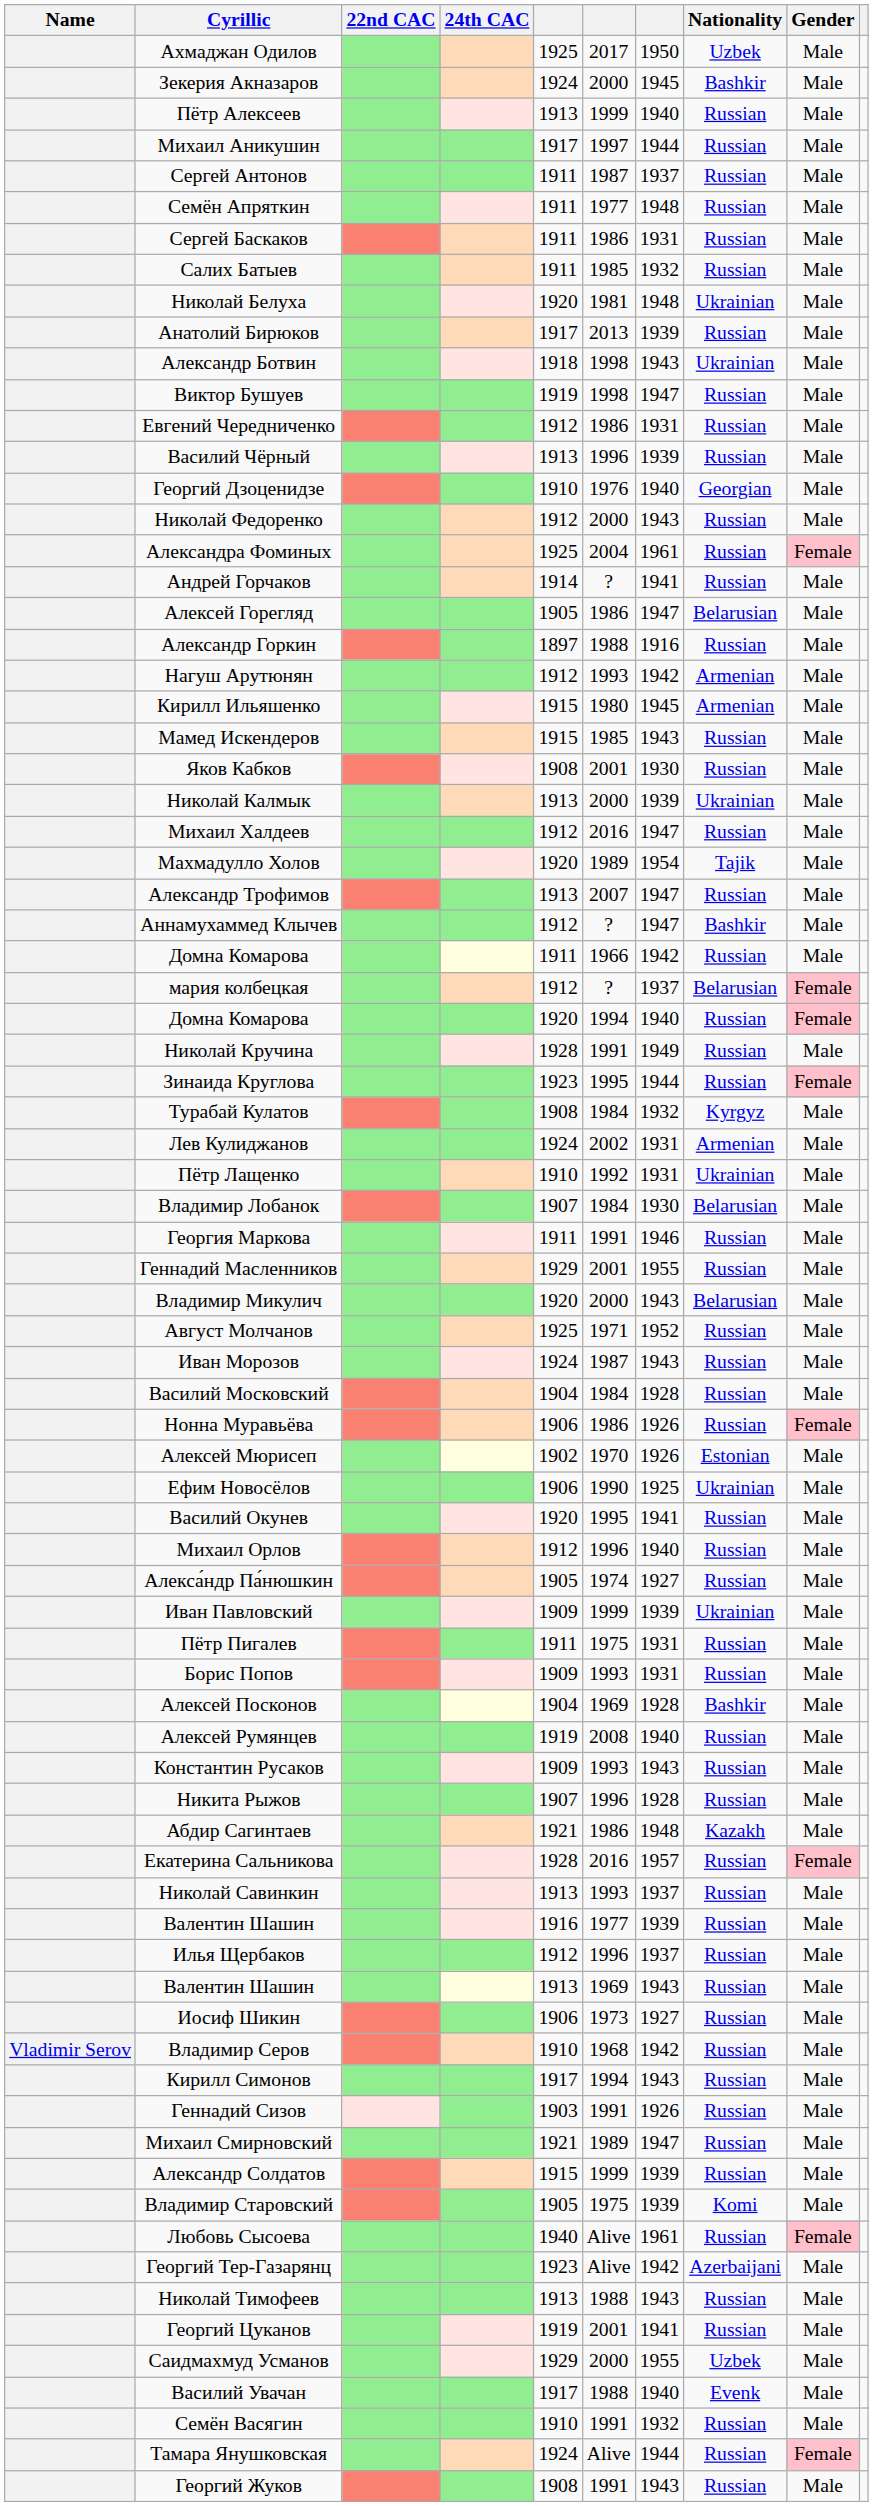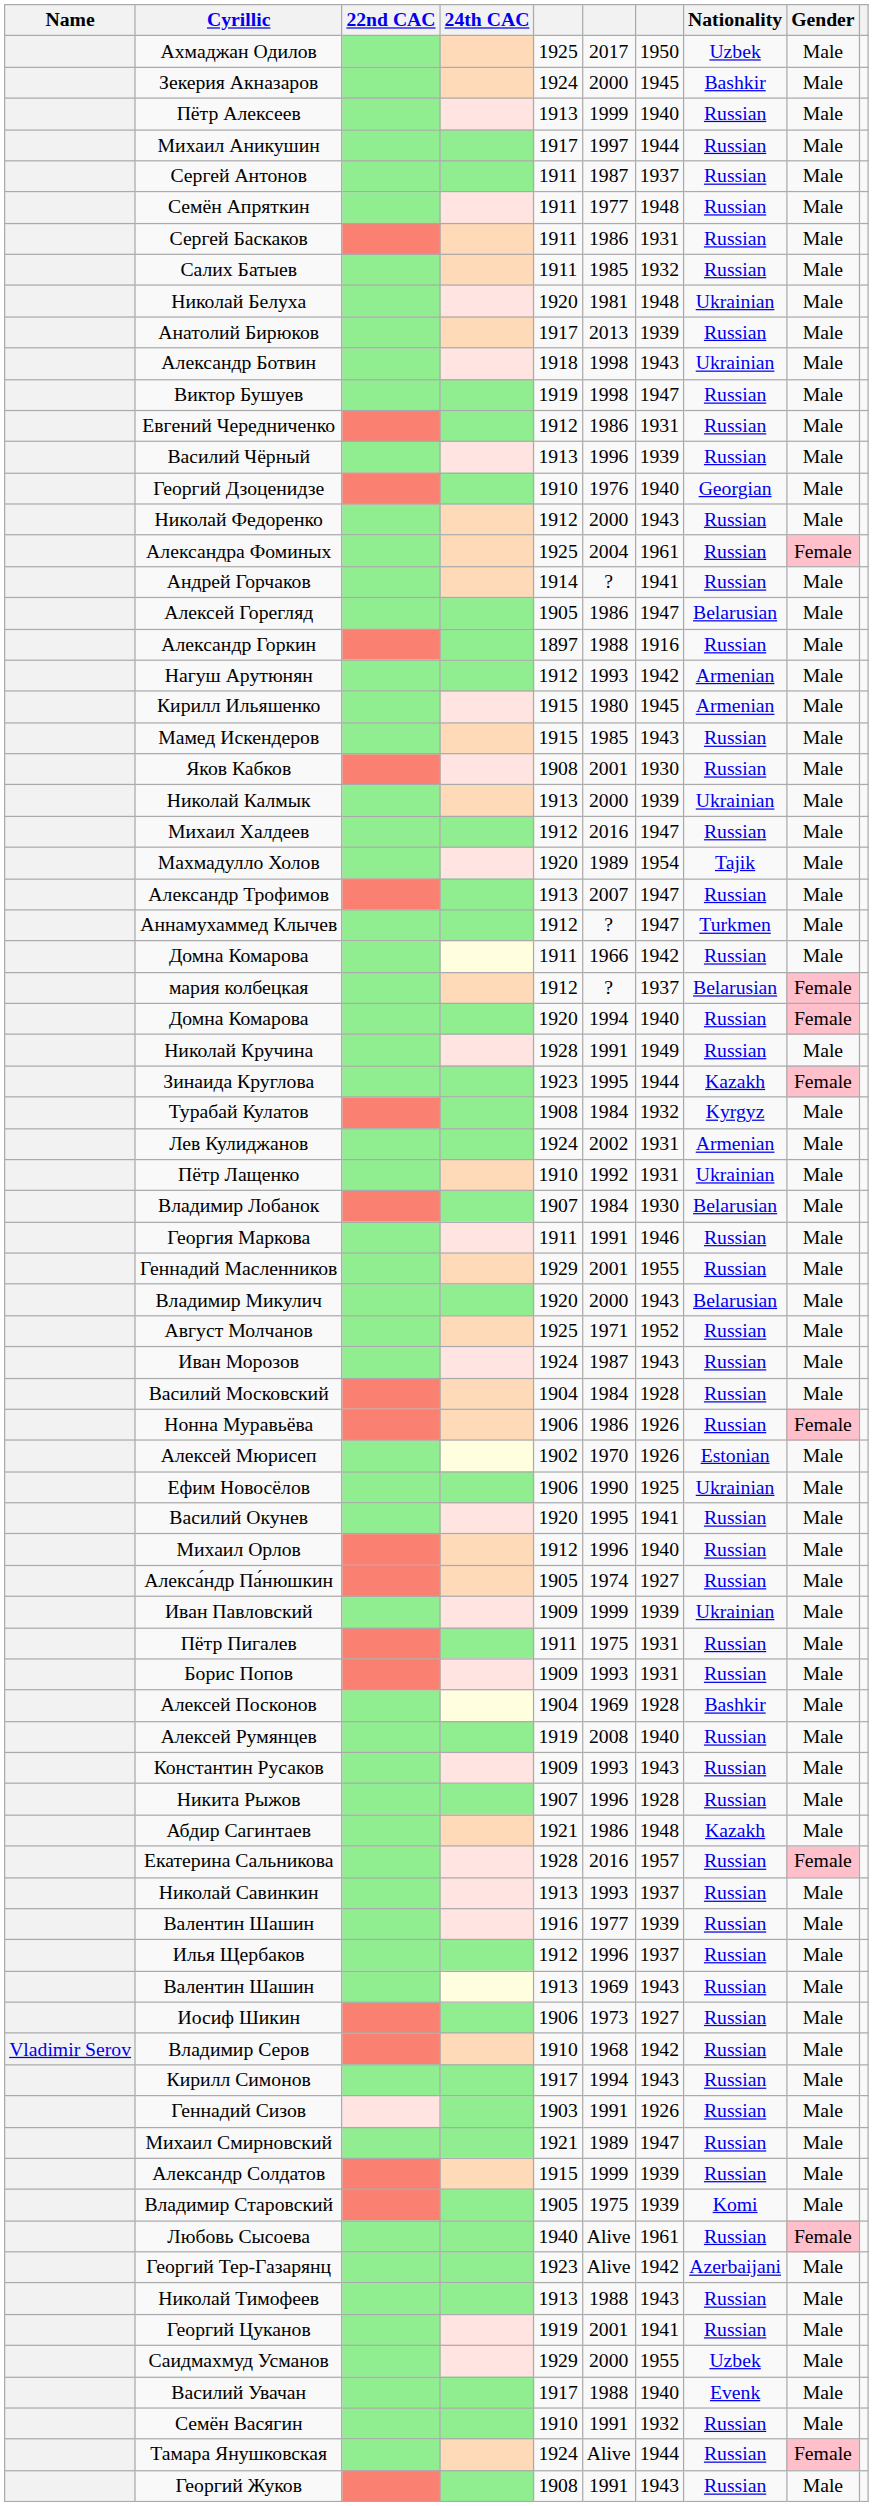(735, 925) Bashkir -> (735, 925) Turkmen
(735, 1081) Russian -> (735, 1081) Kazakh
